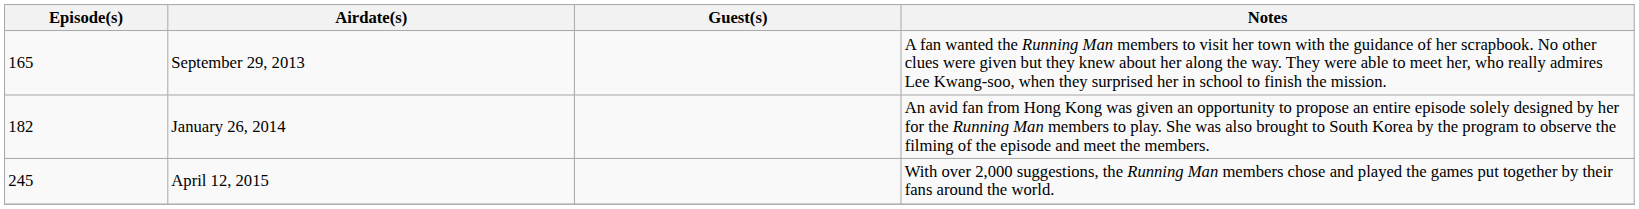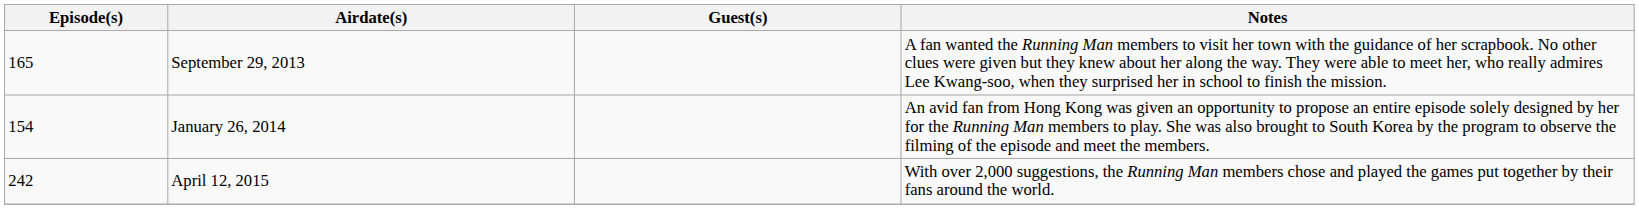(21, 126) 182 -> (21, 126) 154
(21, 181) 245 -> (21, 181) 242
